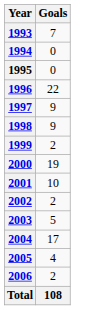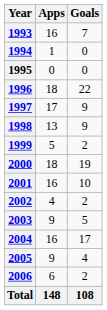+ column: (52, 13)
